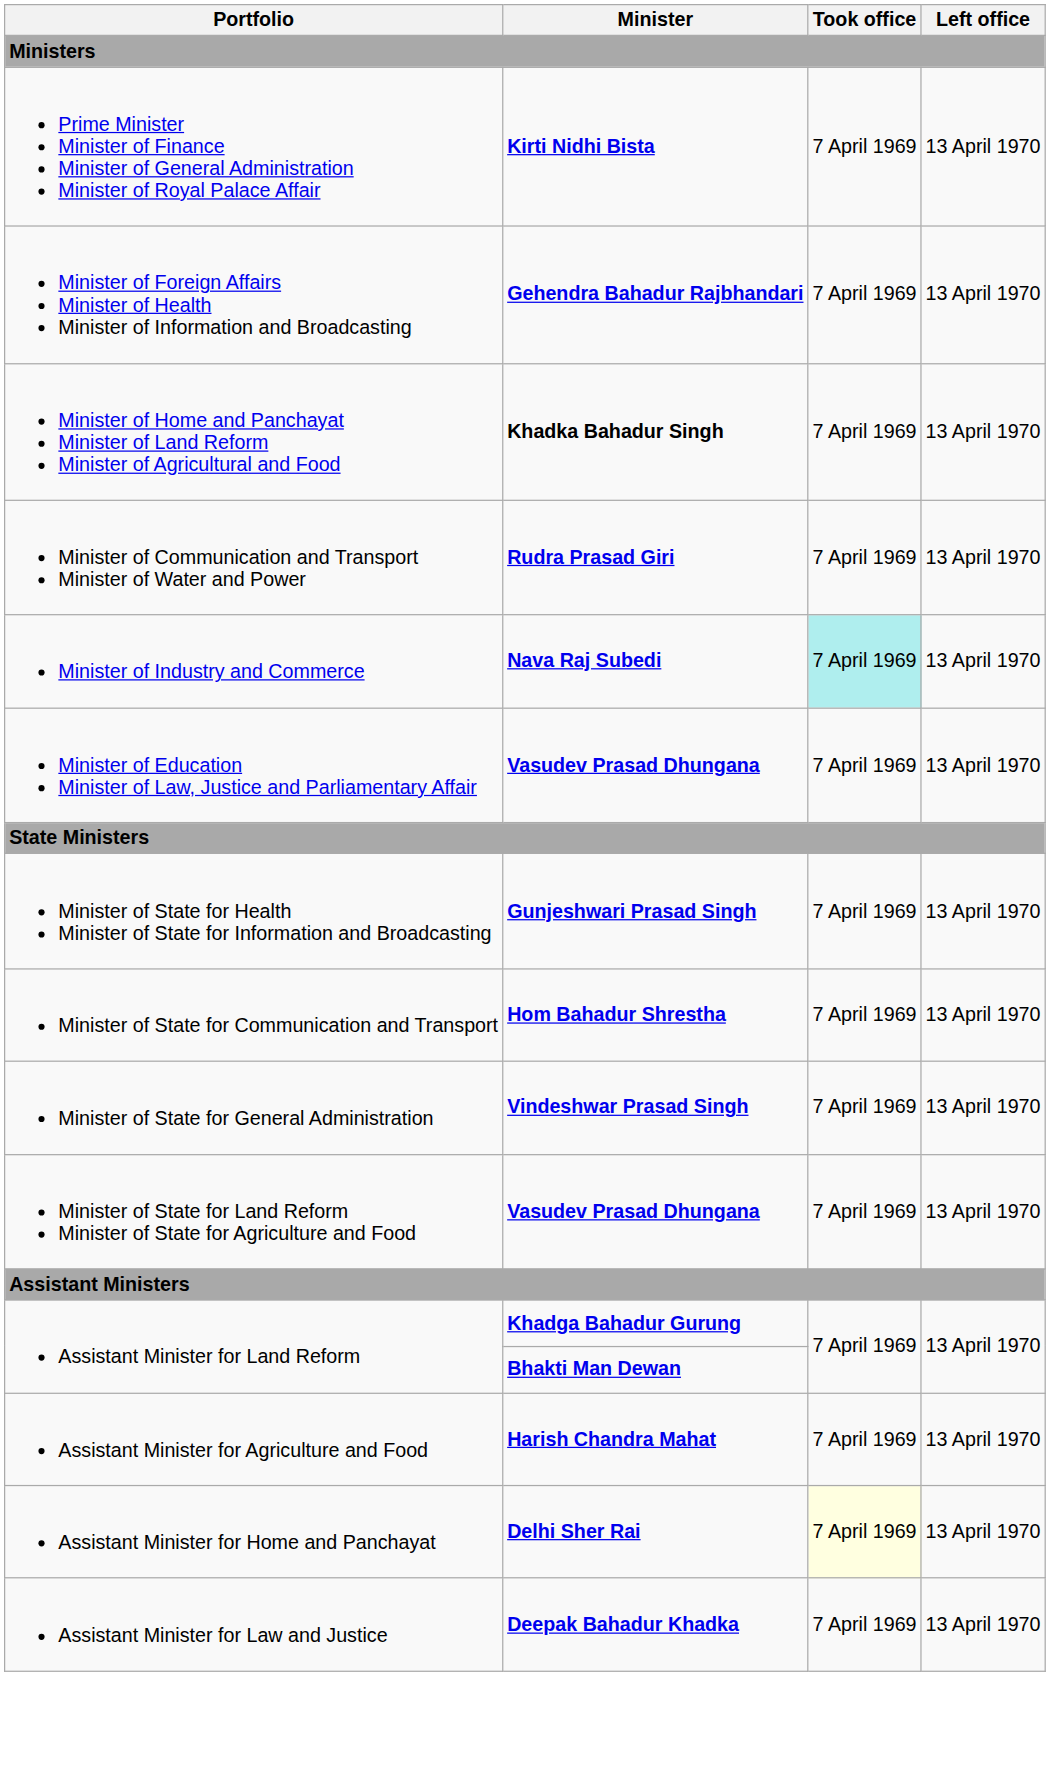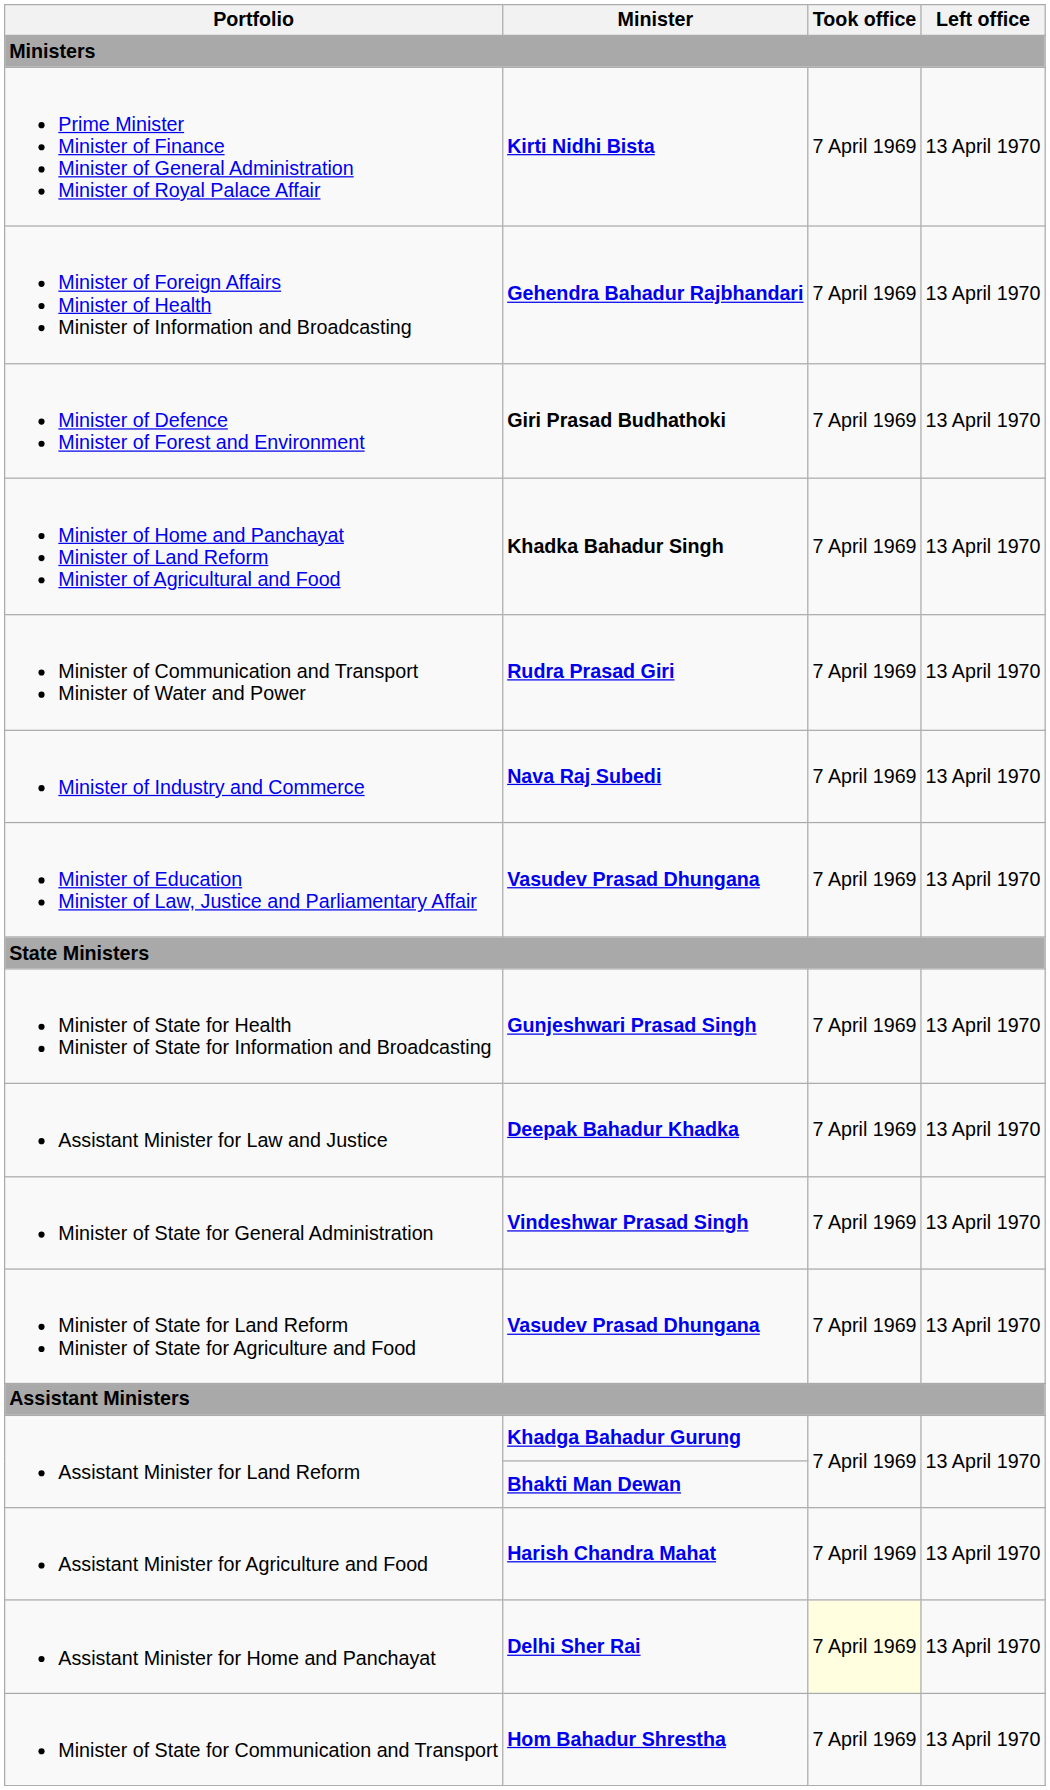+ row: (254, 432)
(865, 661) paleturquoise background -> (865, 776) no background
rows swapped: (254, 1026) <-> (254, 1636)
